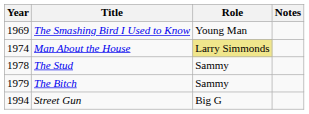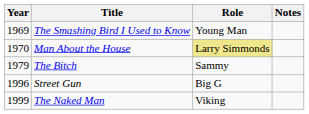(18, 48) 1974 -> (18, 48) 1970
- row: (54, 65)
(18, 100) 1994 -> (18, 83) 1996
+ row: (69, 100)
